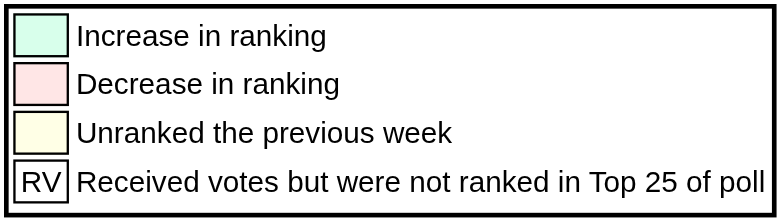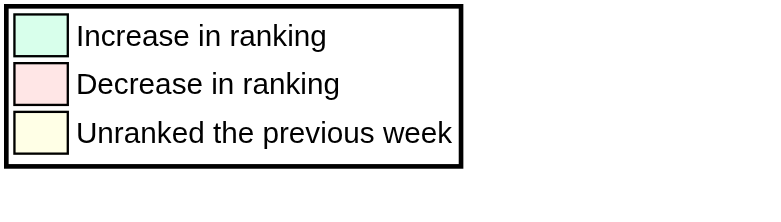- row: (421, 181)
